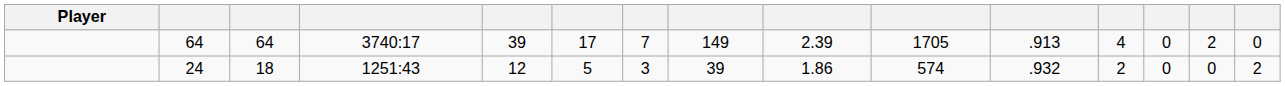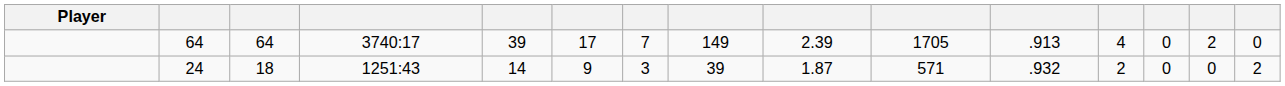(517, 68) 12 -> (517, 68) 14
(587, 68) 5 -> (587, 68) 9
(817, 68) 1.86 -> (817, 68) 1.87
(931, 68) 574 -> (931, 68) 571
